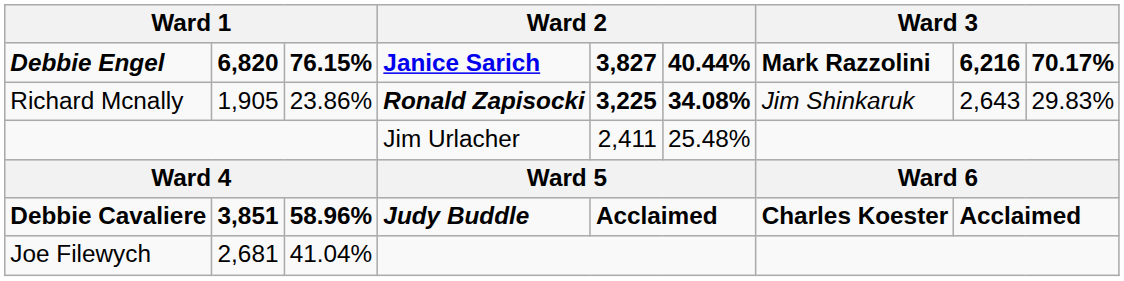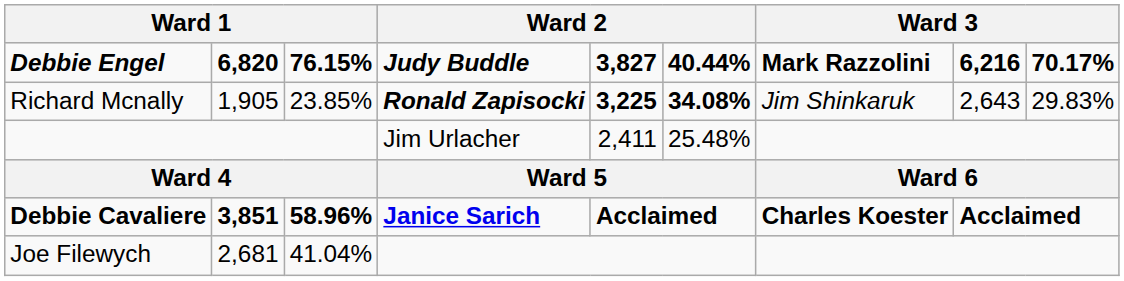(462, 62) Janice Sarich -> (456, 62) Judy Buddle
(331, 100) 23.86% -> (331, 100) 23.85%
(456, 216) Judy Buddle -> (462, 216) Janice Sarich
